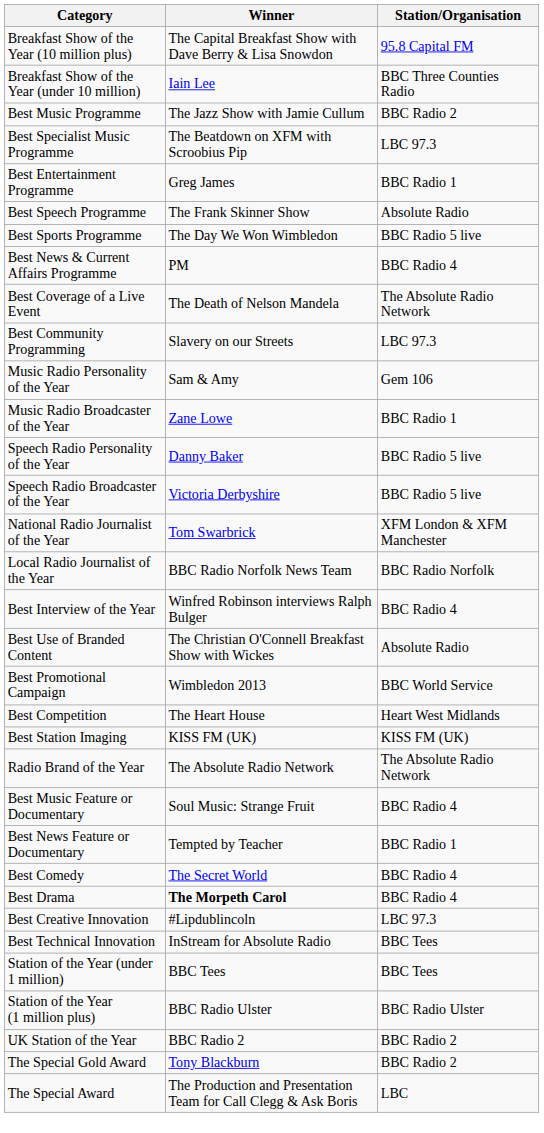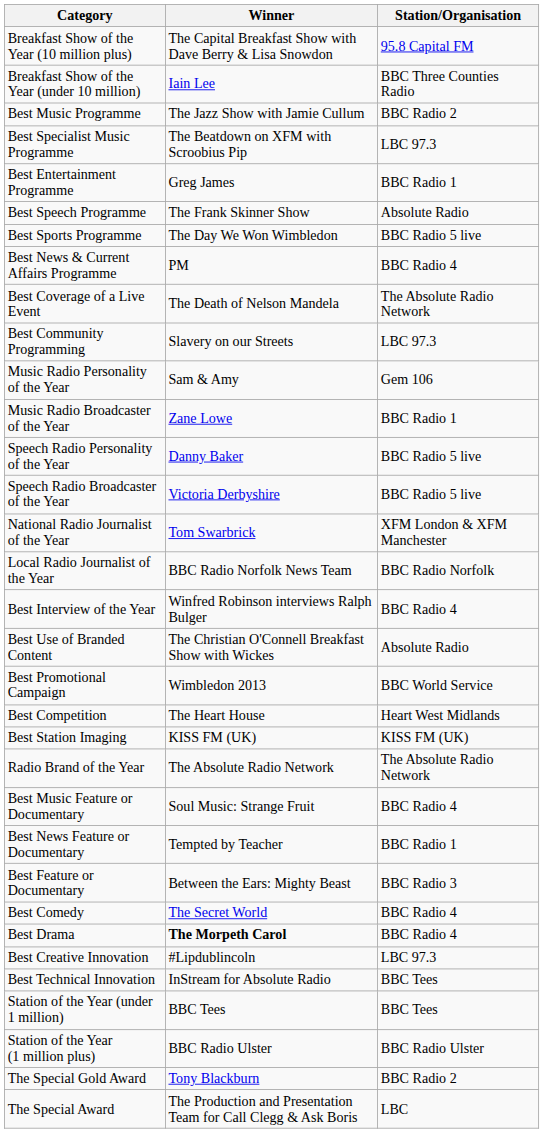+ row: (51, 882)
- row: (72, 1040)
